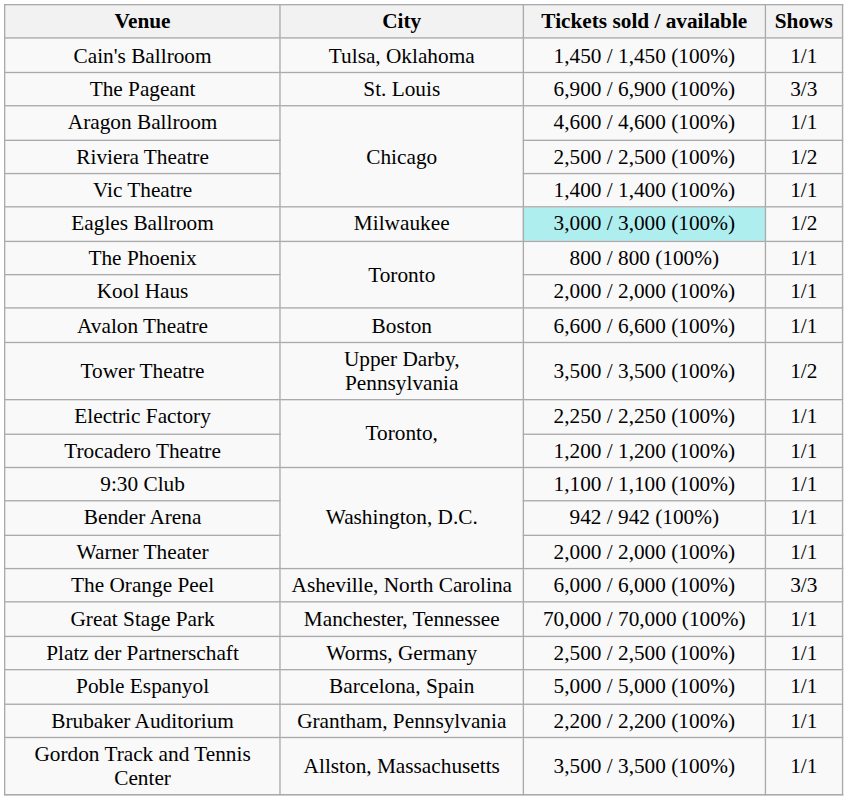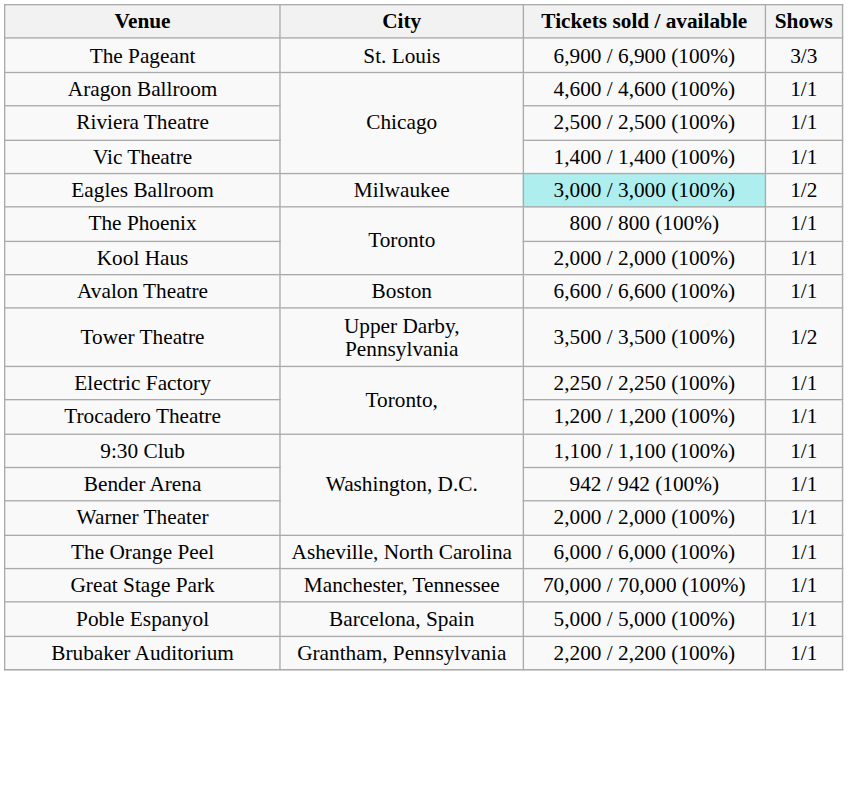- row: (143, 55)
(804, 156) 1/2 -> (804, 122) 1/1
(804, 585) 3/3 -> (804, 551) 1/1
- row: (143, 652)
- row: (143, 766)
